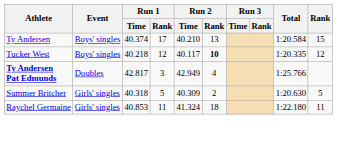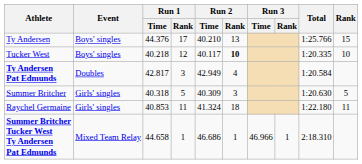(136, 40) 40.374 -> (157, 40) 44.376
(291, 40) 1:20.584 -> (316, 40) 1:25.766
(320, 54) 12 -> (346, 54) 10
(291, 74) 1:25.766 -> (316, 74) 1:20.584
(214, 93) 2 -> (235, 93) 3
+ row: (39, 137)
